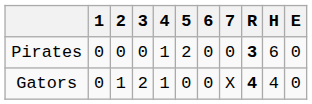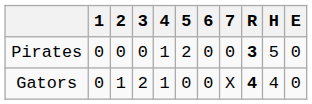(274, 52) 6 -> (274, 52) 5
